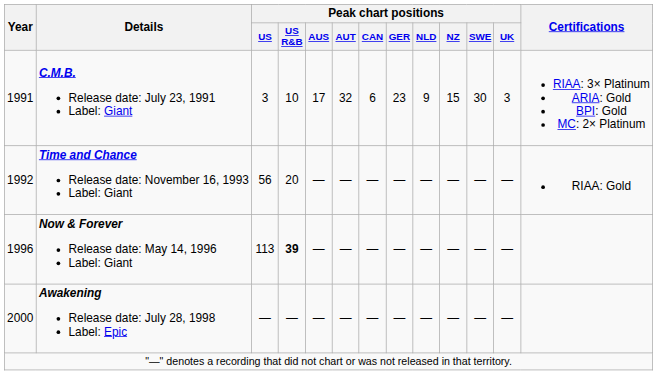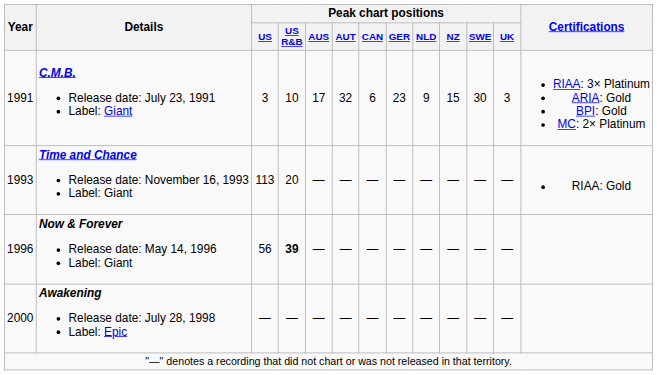(20, 180) 1992 -> (20, 180) 1993
(265, 180) 56 -> (265, 180) 113
(265, 249) 113 -> (265, 249) 56
